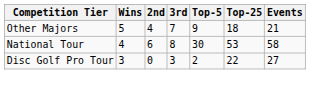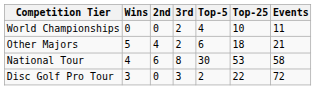+ row: (63, 29)
(173, 29) 7 -> (178, 45) 2
(195, 29) 9 -> (201, 45) 6
(273, 61) 27 -> (279, 77) 72
